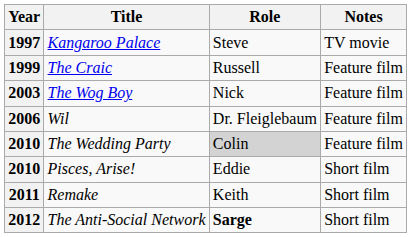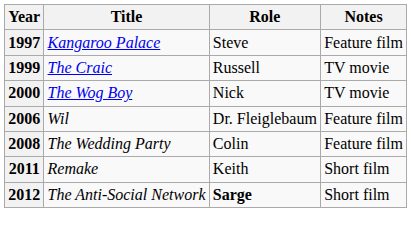(357, 42) TV movie -> (364, 42) Feature film
(364, 67) Feature film -> (357, 67) TV movie
(24, 93) 2003 -> (24, 93) 2000
(364, 93) Feature film -> (357, 93) TV movie
(24, 144) 2010 -> (24, 144) 2008
(231, 144) lightgrey background -> (231, 144) no background
- row: (91, 169)
